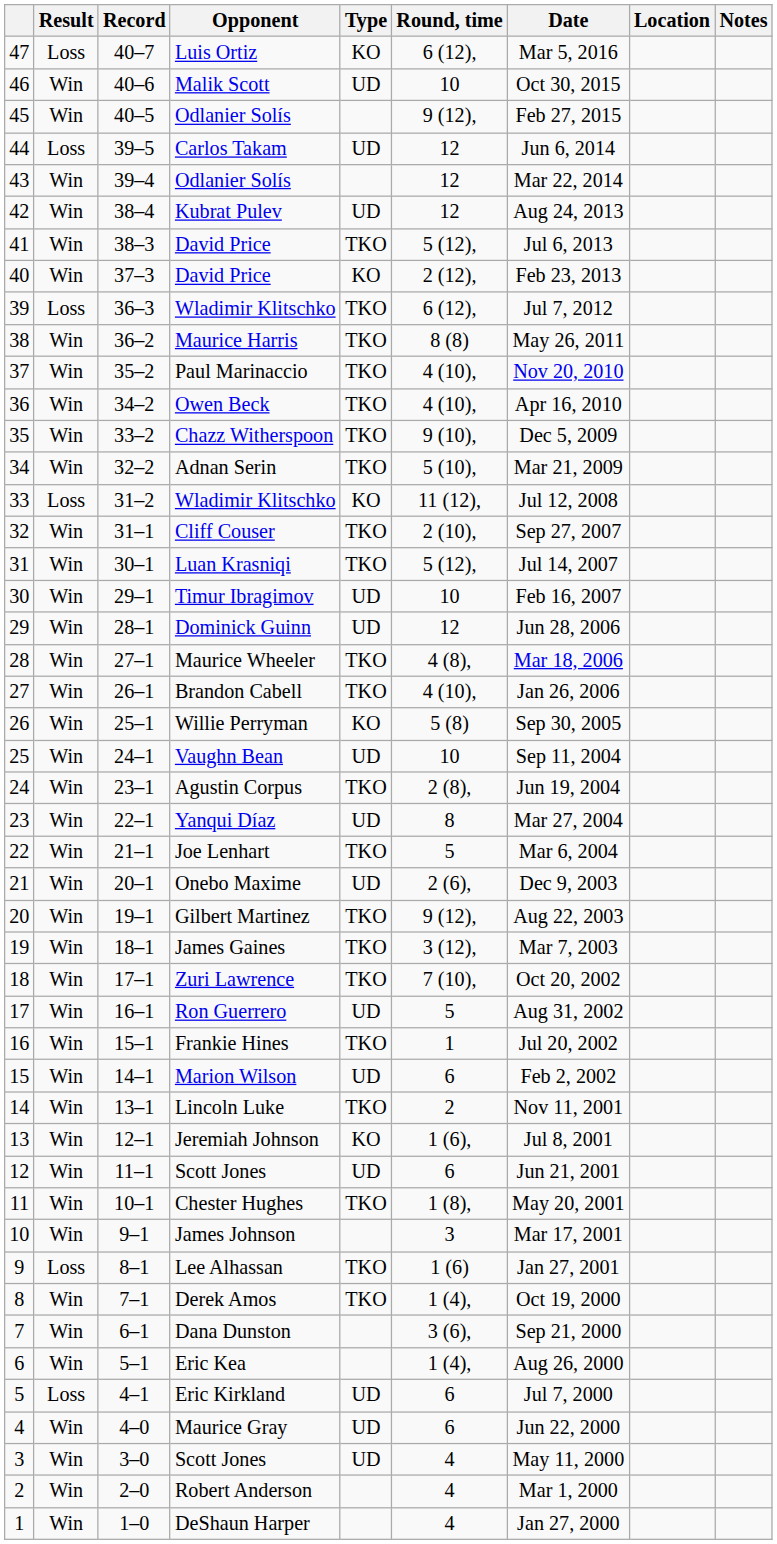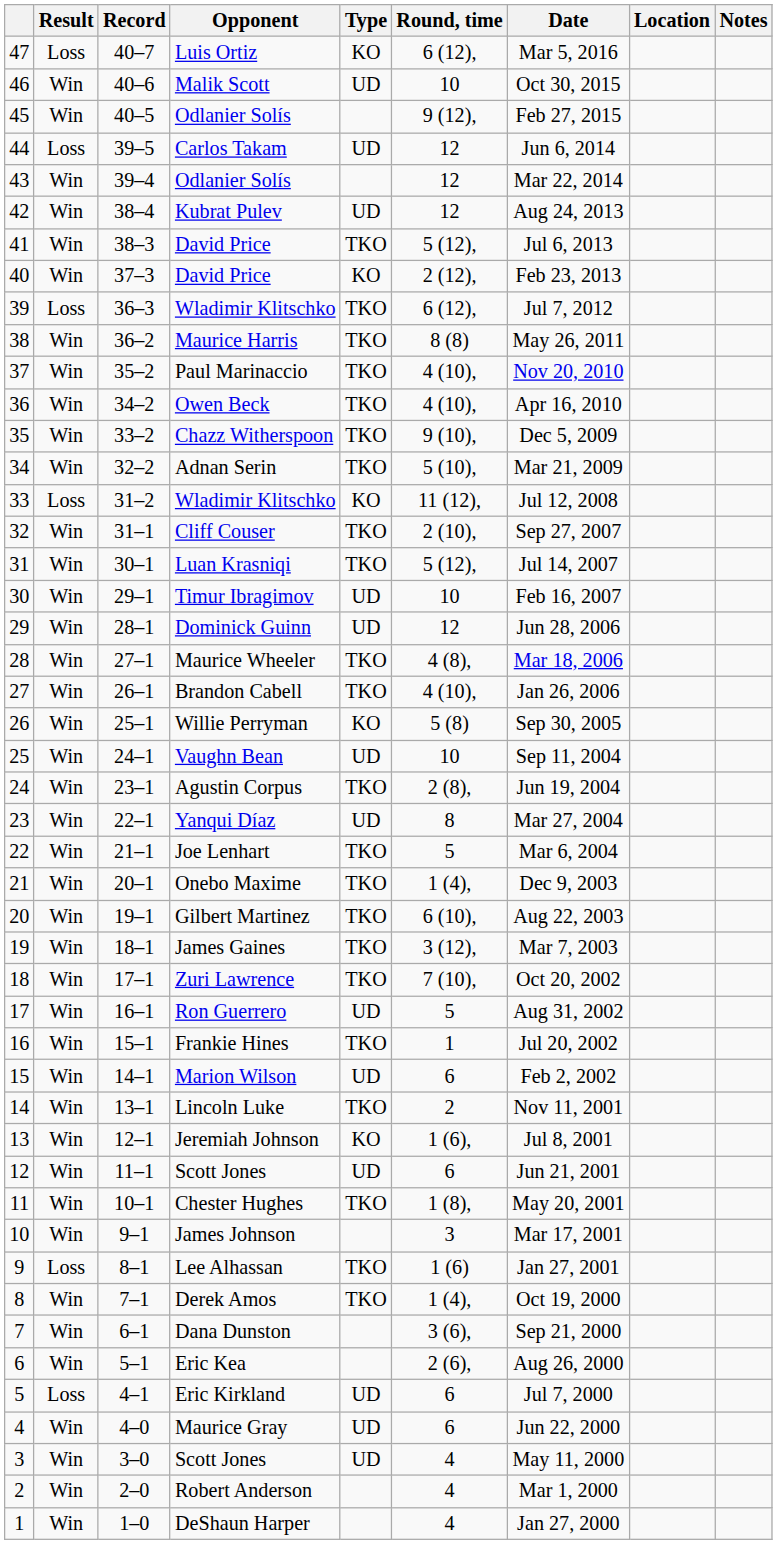(366, 883) UD -> (366, 883) TKO
(450, 883) 2 (6), -> (450, 883) 1 (4),
(450, 915) 9 (12), -> (450, 915) 6 (10),
(450, 1363) 1 (4), -> (450, 1363) 2 (6),
